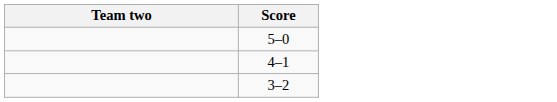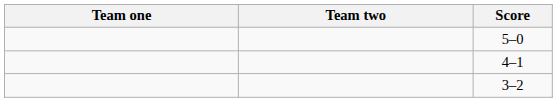+ column: (122, 16)
